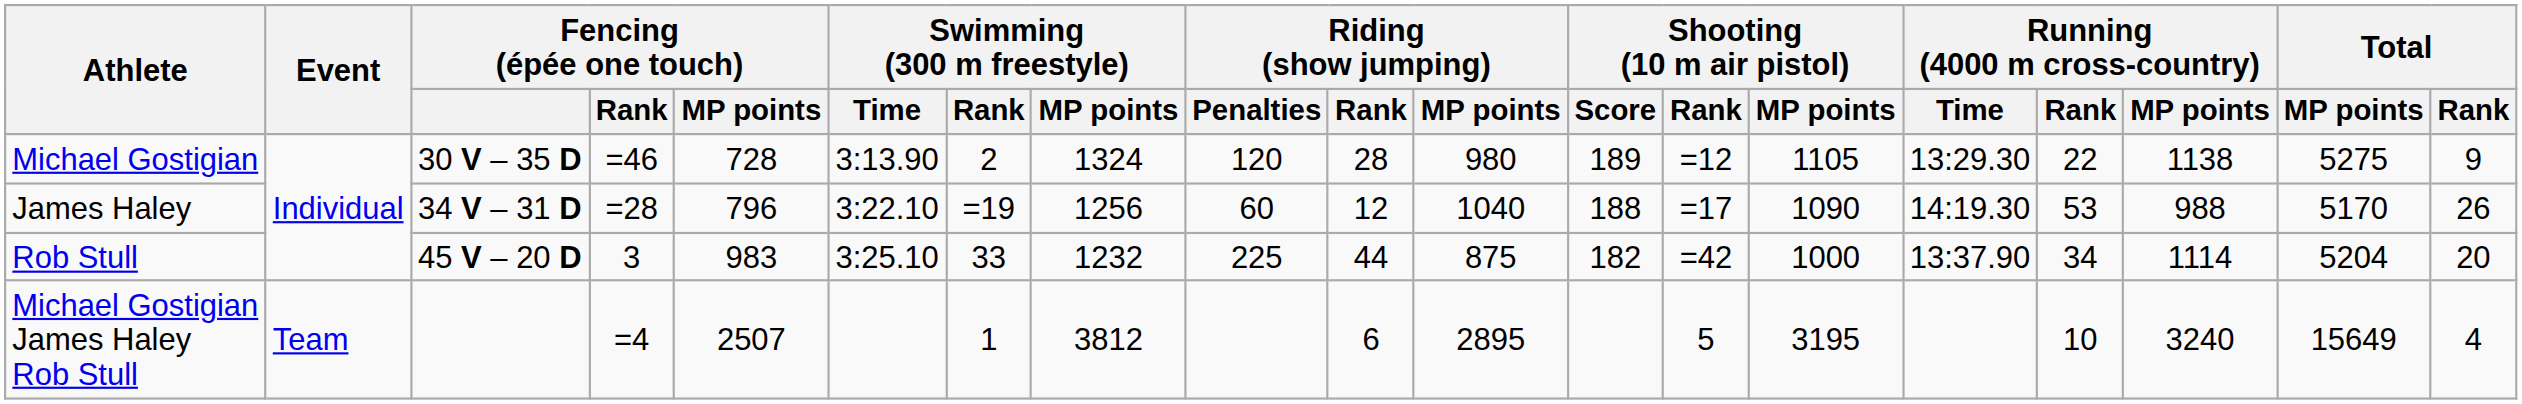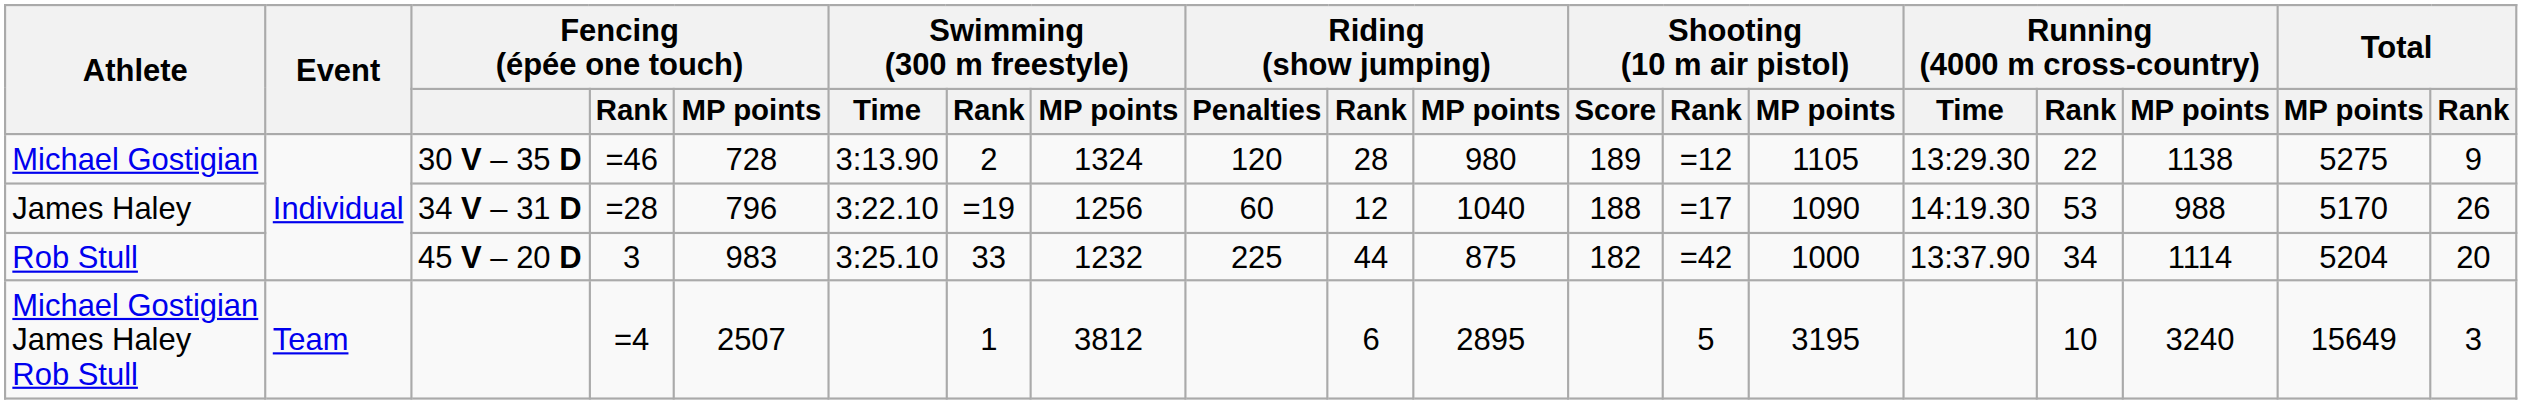(2473, 341) 4 -> (2473, 341) 3
